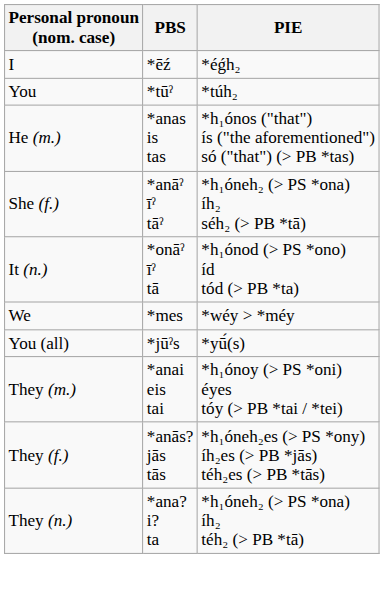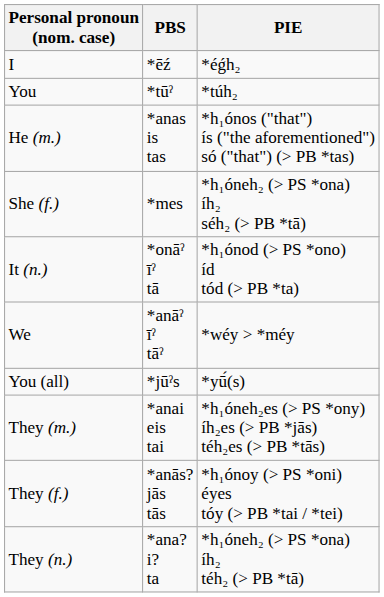(165, 203) *anāˀ īˀ tāˀ -> (165, 203) *mes
(165, 315) *mes -> (165, 335) *anāˀ īˀ tāˀ
(272, 389) *h₁ónoy (> PS *oni) éyes tóy (> PB *tai / *tei) -> (283, 427) *h₁óneh₂es (> PS *ony) íh₂es (> PB *jās) téh₂es (> PB *tās)
(283, 455) *h₁óneh₂es (> PS *ony) íh₂es (> PB *jās) téh₂es (> PB *tās) -> (272, 493) *h₁ónoy (> PS *oni) éyes tóy (> PB *tai / *tei)
